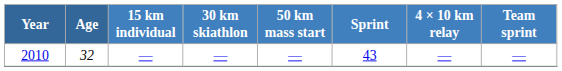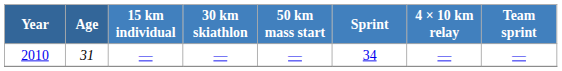(87, 55) 32 -> (87, 55) 31
(370, 55) 43 -> (370, 55) 34
